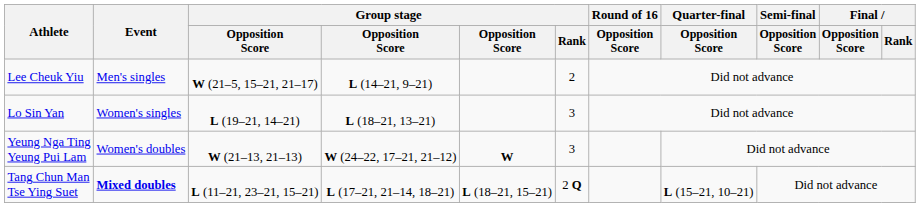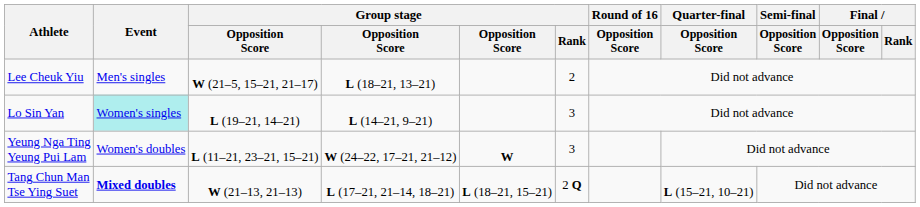(390, 85) L (14–21, 9–21) -> (390, 85) L (18–21, 13–21)
(139, 113) no background -> (139, 113) paleturquoise background
(390, 120) L (18–21, 13–21) -> (390, 120) L (14–21, 9–21)
(255, 156) W (21–13, 21–13) -> (255, 156) L (11–21, 23–21, 15–21)
(255, 192) L (11–21, 23–21, 15–21) -> (255, 192) W (21–13, 21–13)
